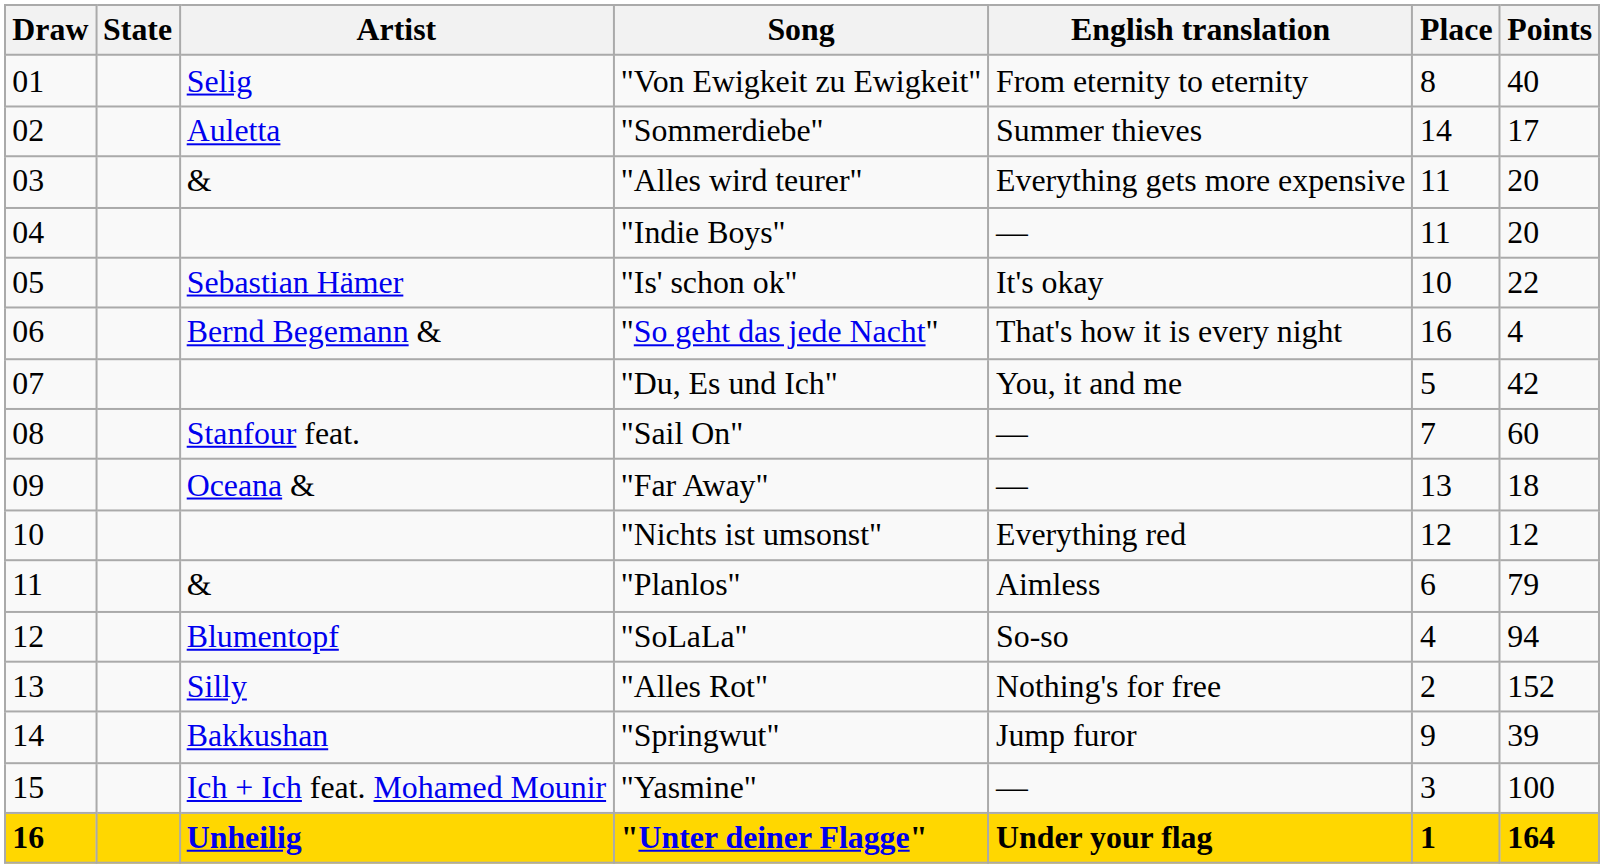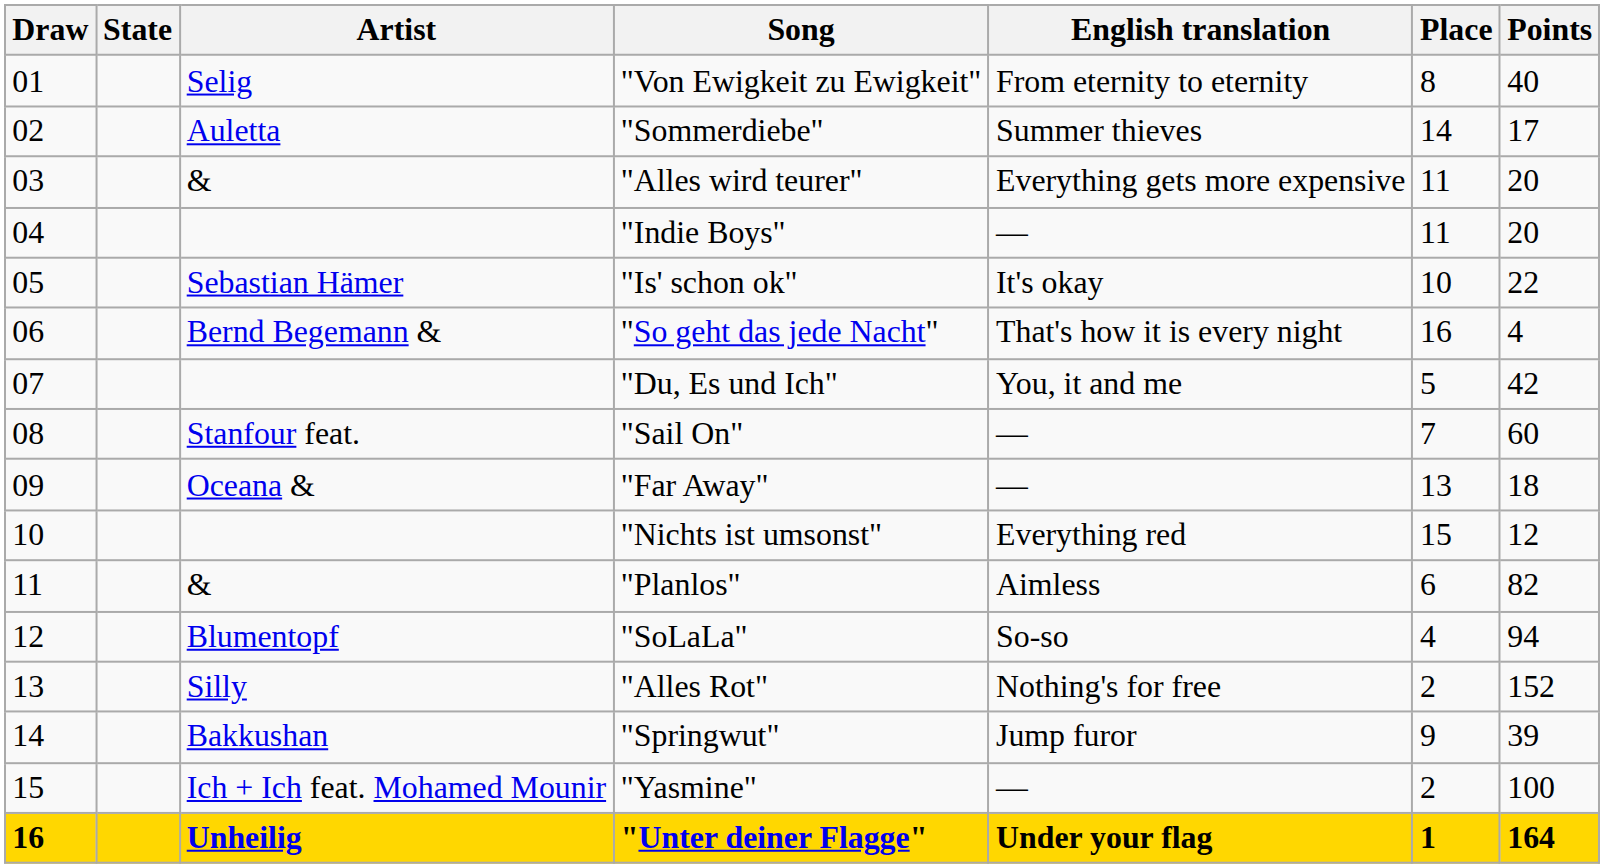(1436, 534) 12 -> (1436, 534) 15
(1523, 585) 79 -> (1523, 585) 82
(1428, 787) 3 -> (1428, 787) 2
